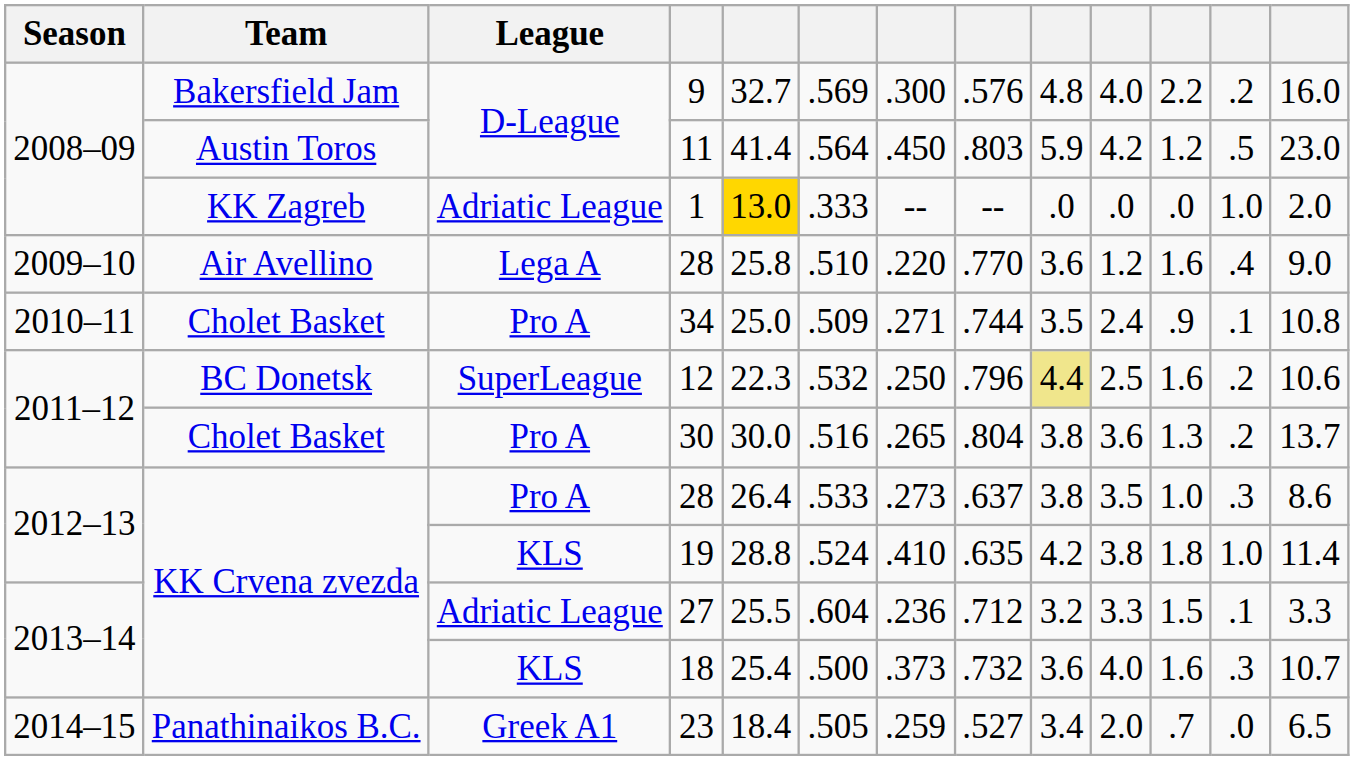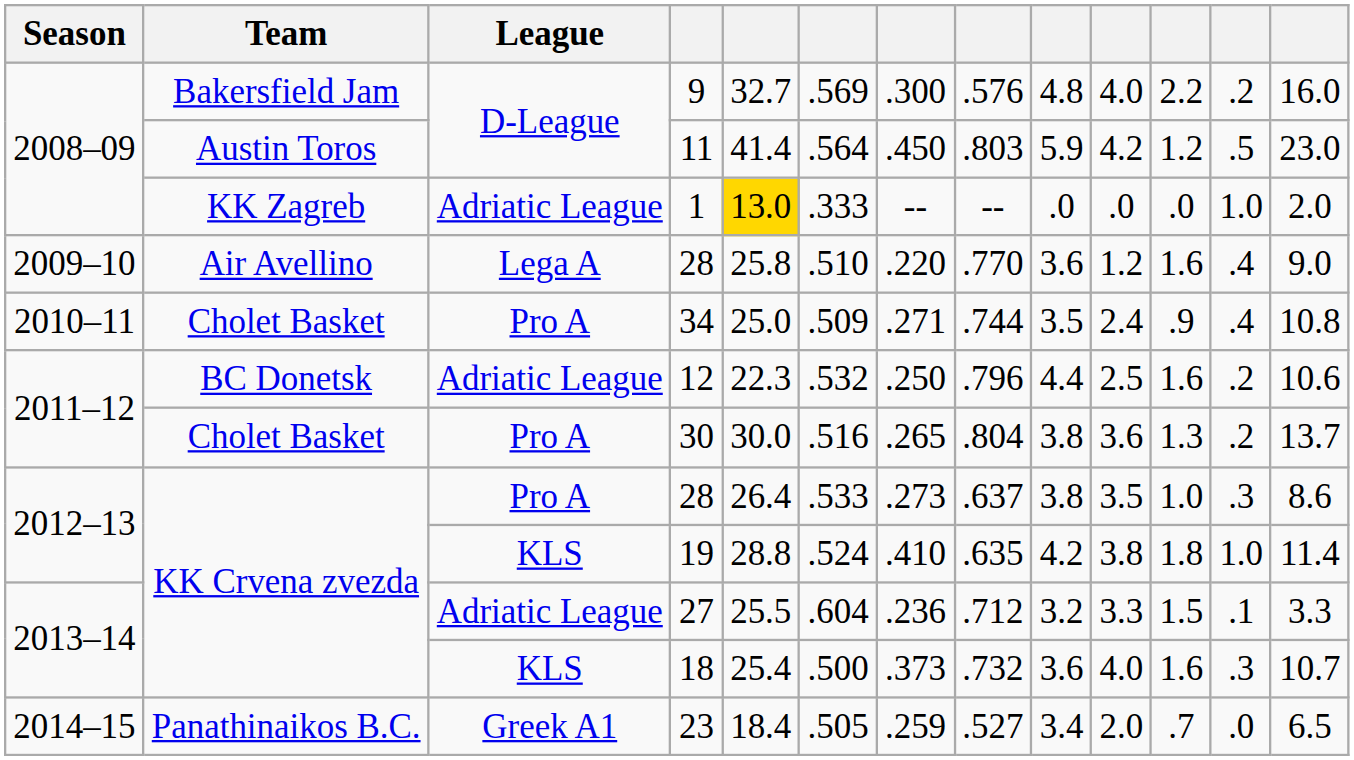(1241, 321) .1 -> (1241, 321) .4
(550, 379) SuperLeague -> (550, 379) Adriatic League
(1062, 379) khaki background -> (1062, 379) no background
